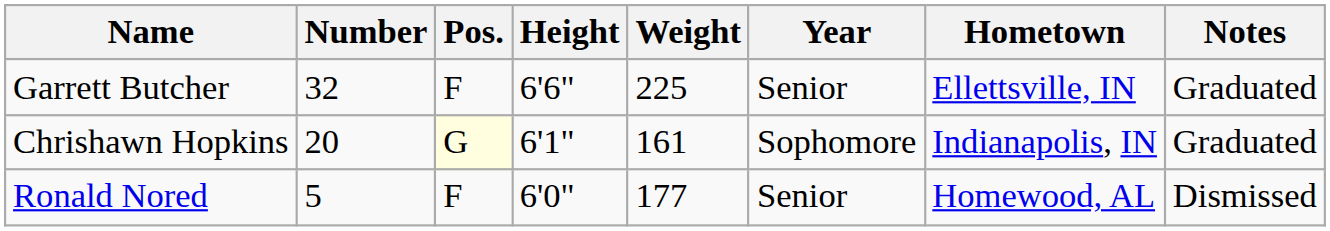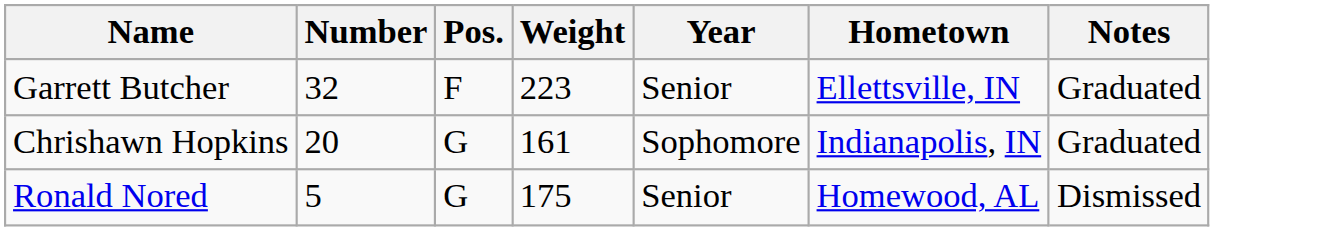- column: (570, 31)
(661, 86) 225 -> (546, 86) 223
(456, 141) lightyellow background -> (456, 141) no background
(453, 196) F -> (456, 196) G
(661, 196) 177 -> (546, 196) 175
